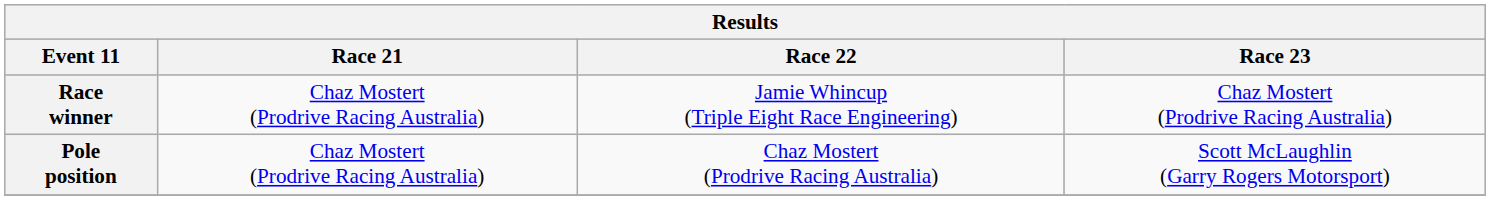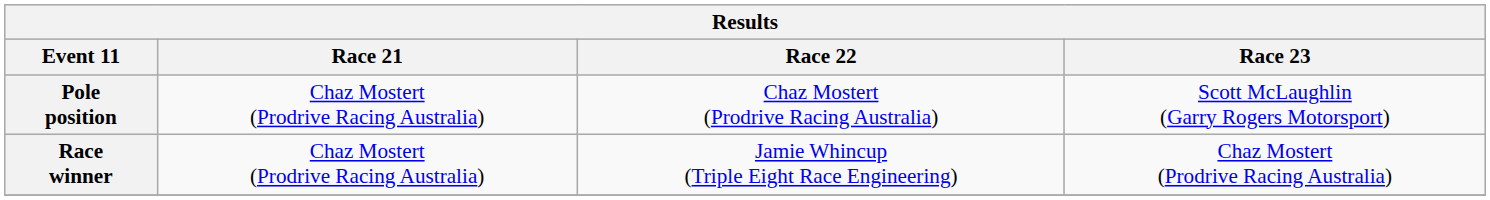rows swapped: (81, 164) <-> (81, 104)
